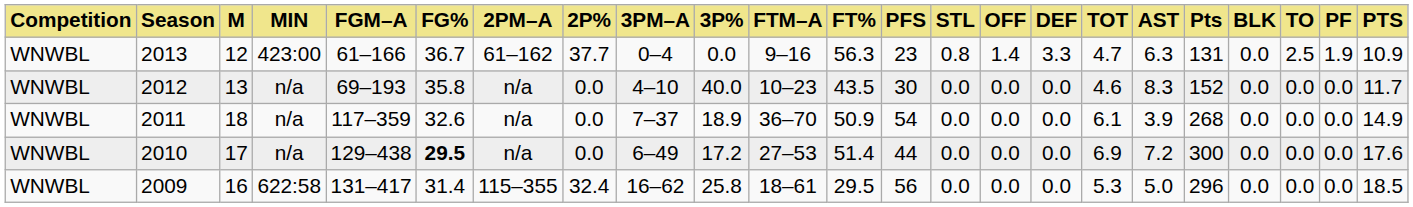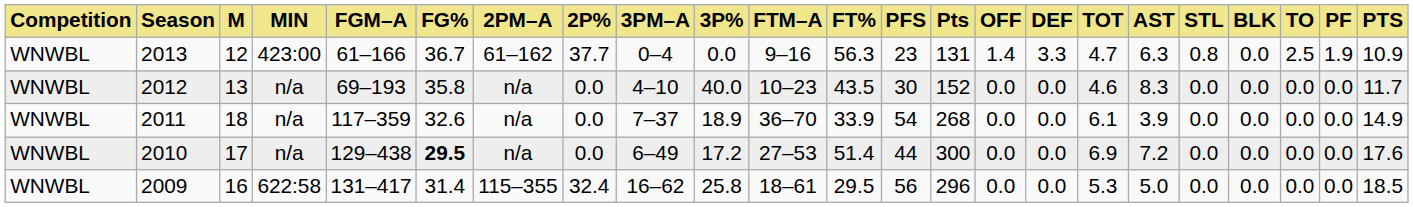columns swapped: (1206, 20) <-> (955, 20)
(854, 119) 50.9 -> (854, 119) 33.9
